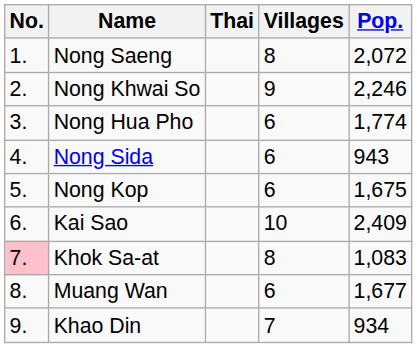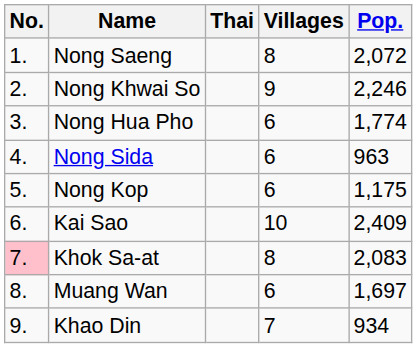(371, 156) 943 -> (371, 156) 963
(380, 190) 1,675 -> (380, 190) 1,175
(380, 257) 1,083 -> (380, 257) 2,083
(380, 291) 1,677 -> (380, 291) 1,697
